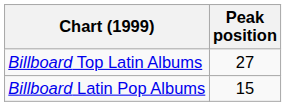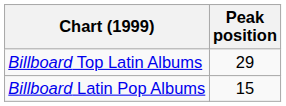(245, 62) 27 -> (245, 62) 29
